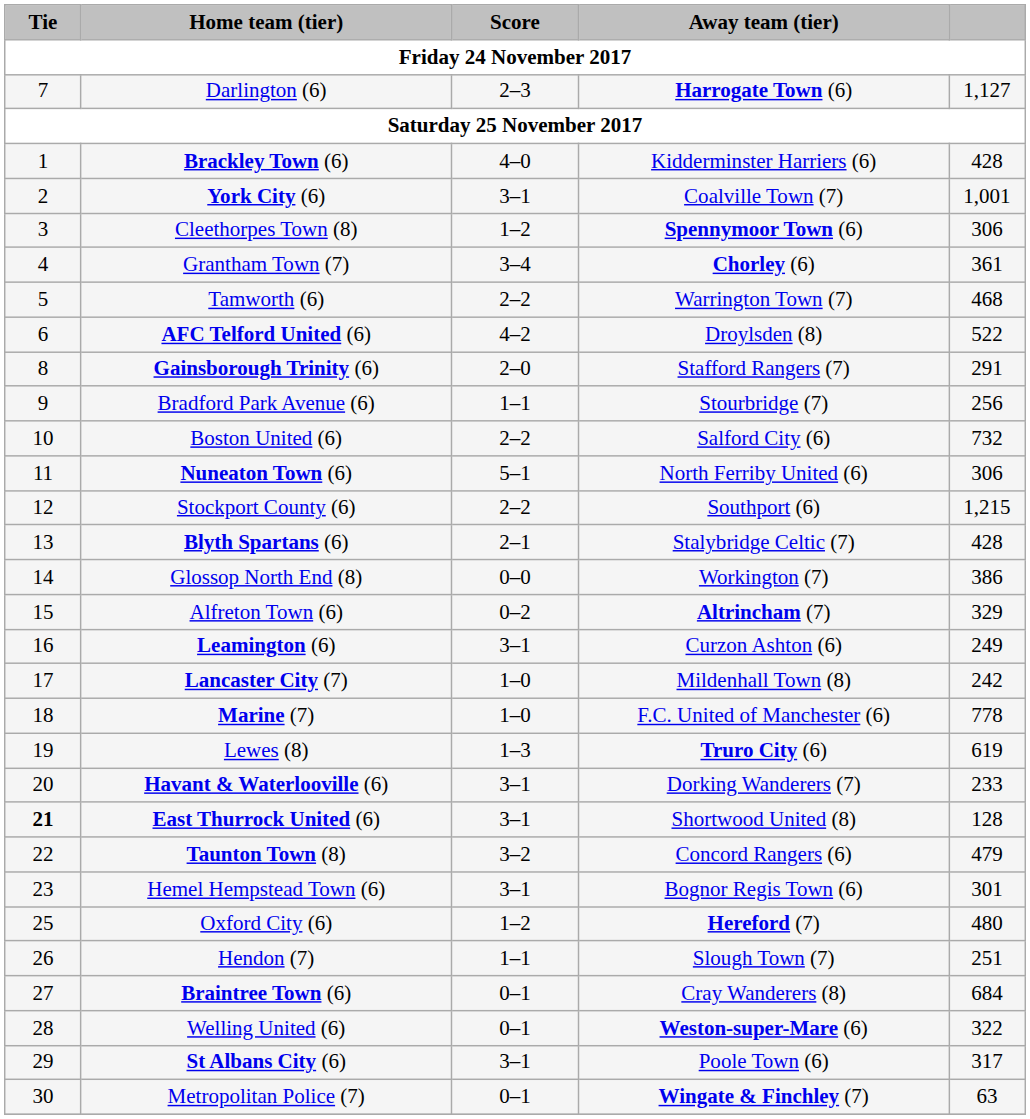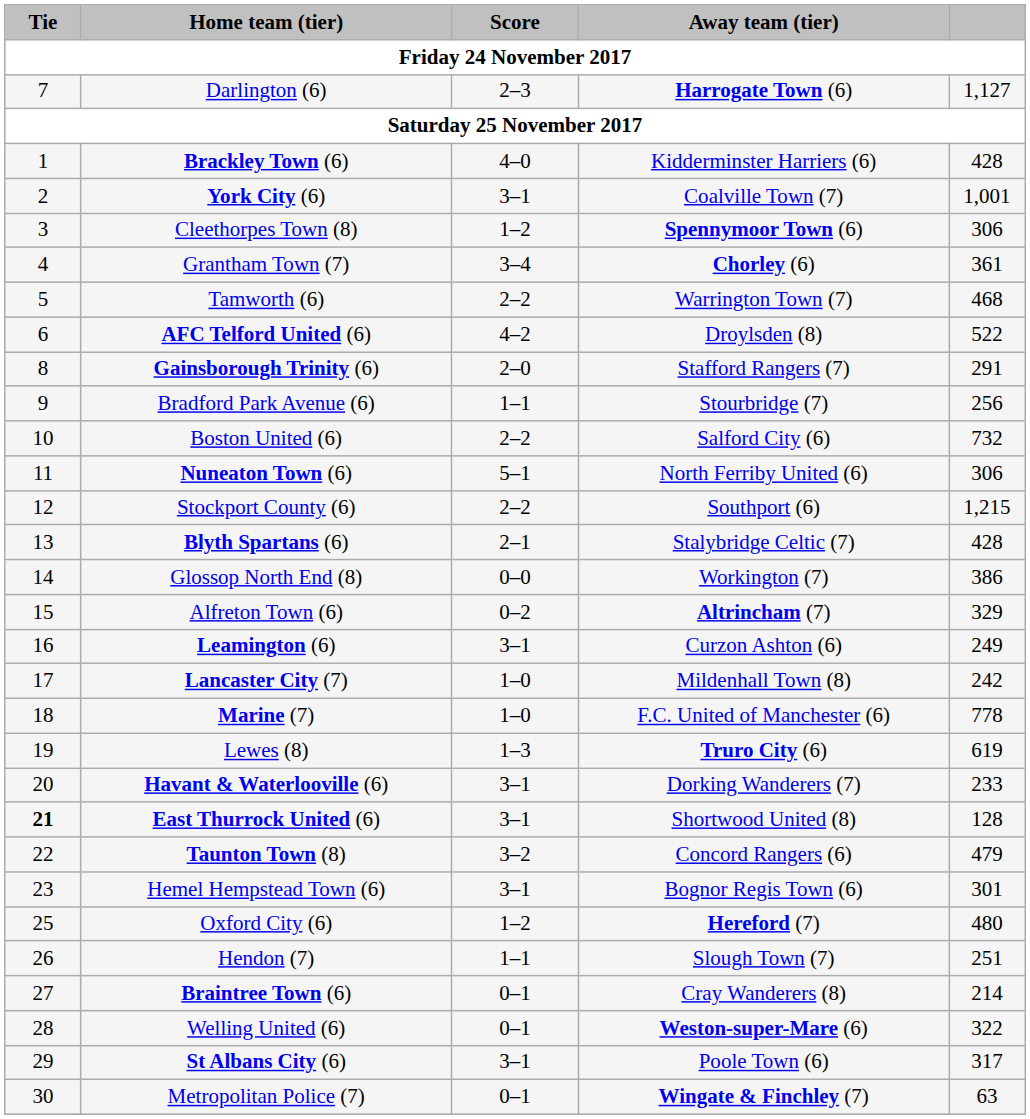(987, 993) 684 -> (987, 993) 214
